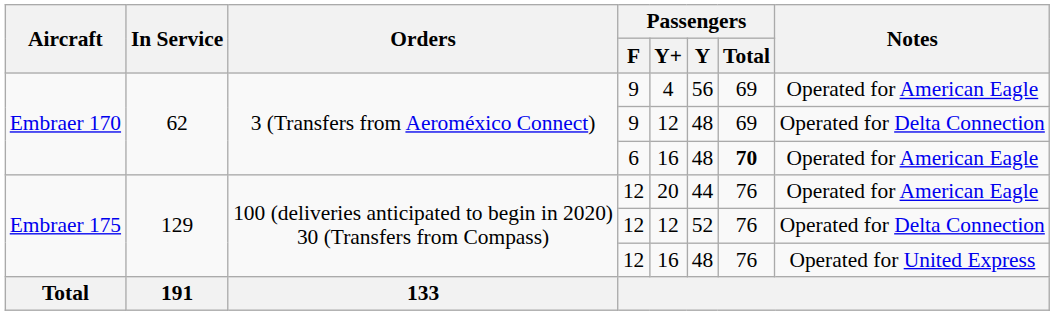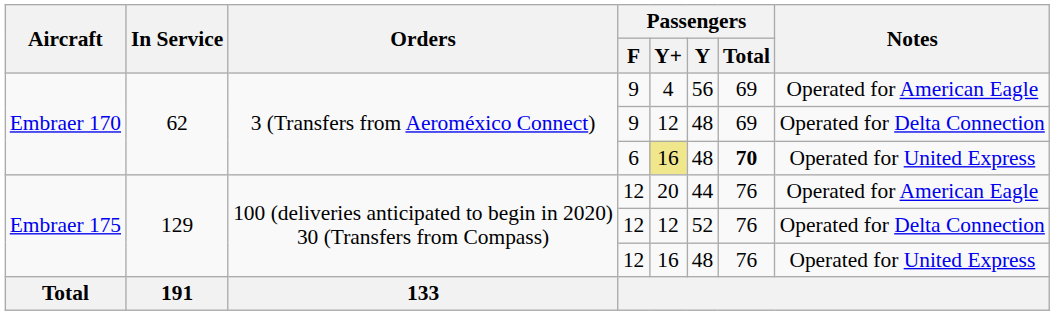(668, 157) no background -> (668, 157) khaki background
(912, 157) Operated for American Eagle -> (912, 157) Operated for United Express
